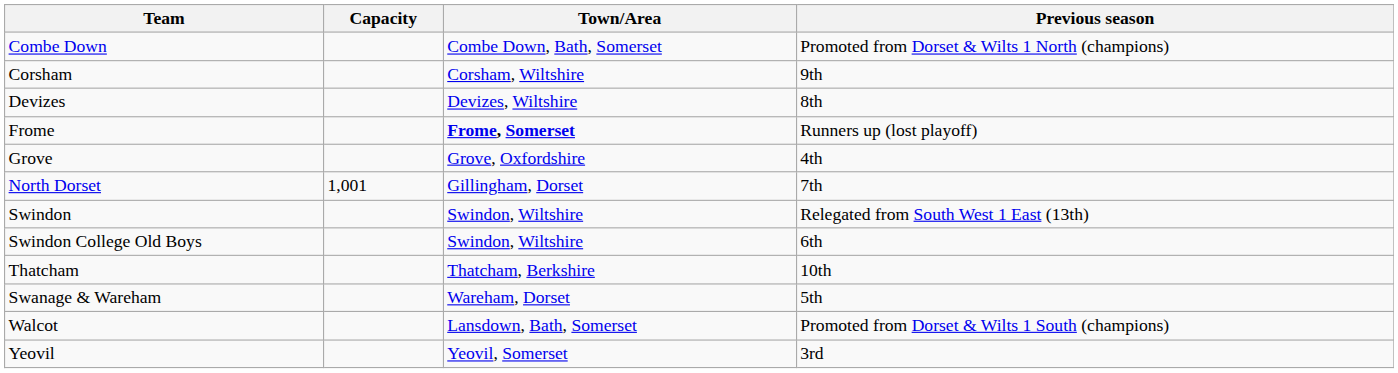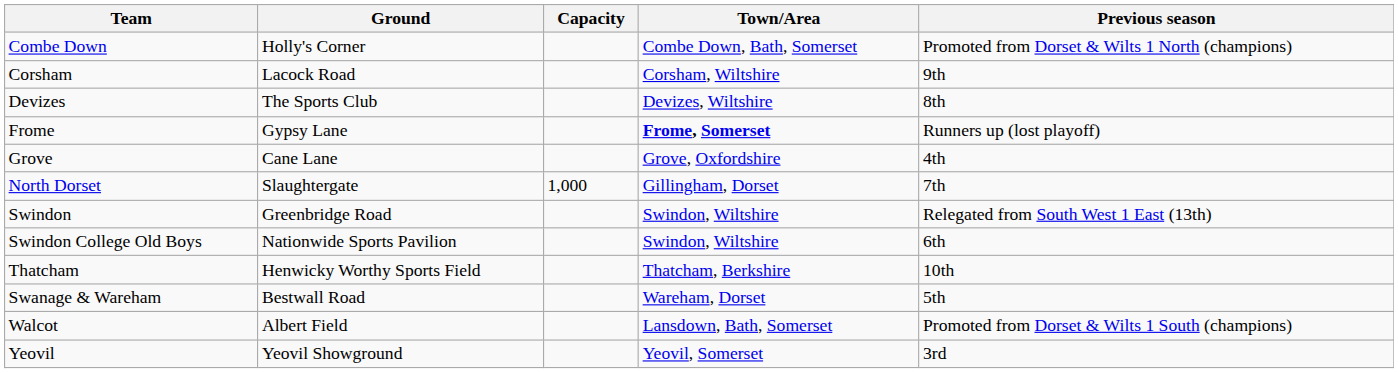+ column: (401, 18)
(347, 185) 1,001 -> (567, 185) 1,000
